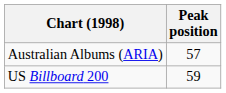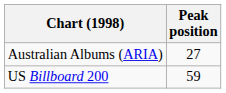(193, 54) 57 -> (193, 54) 27
